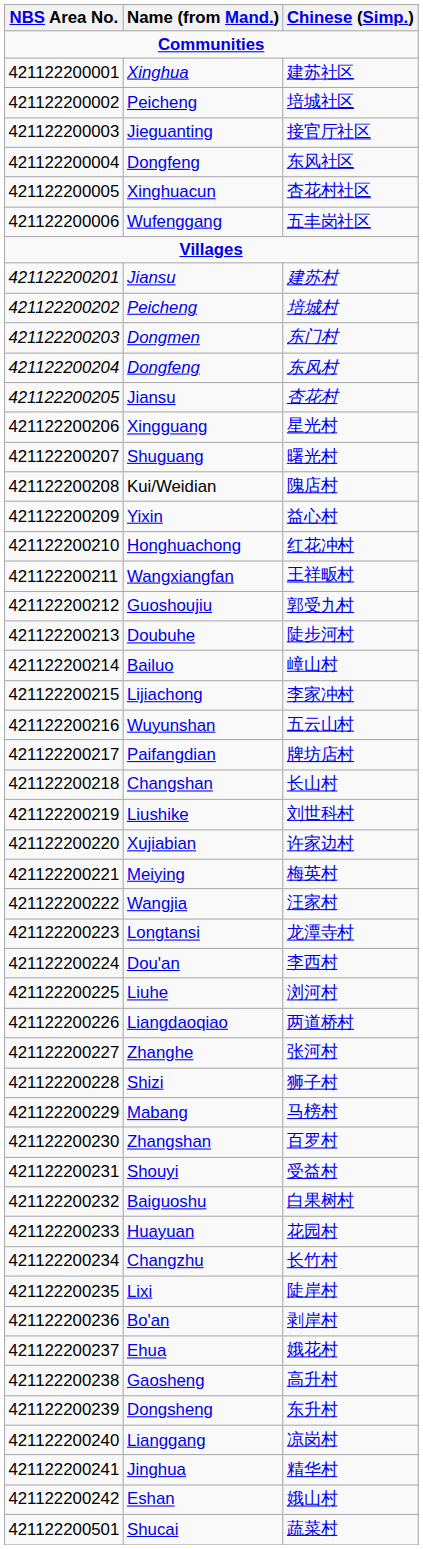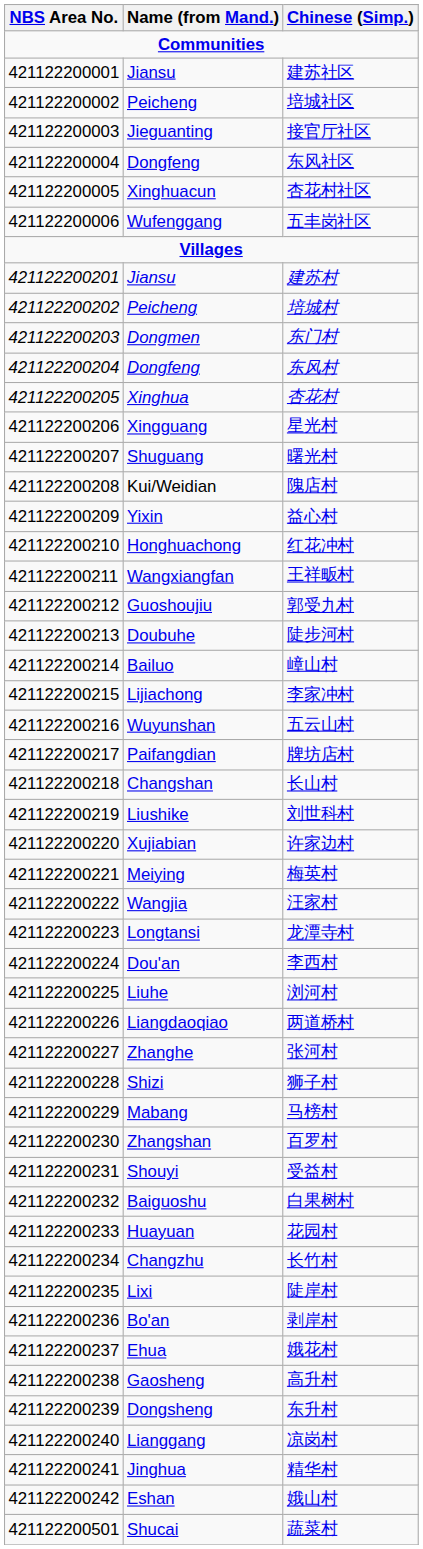(158, 72) Xinghua -> (151, 72) Jiansu
(151, 397) Jiansu -> (158, 397) Xinghua
